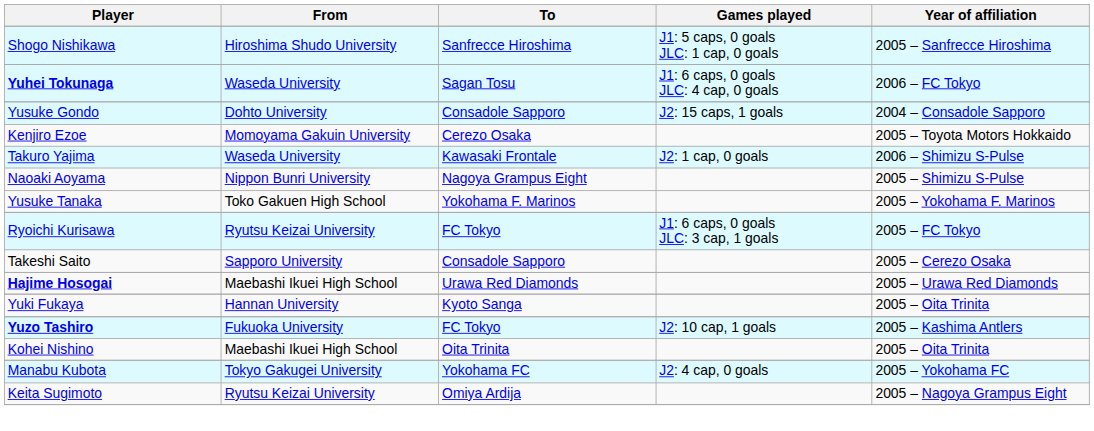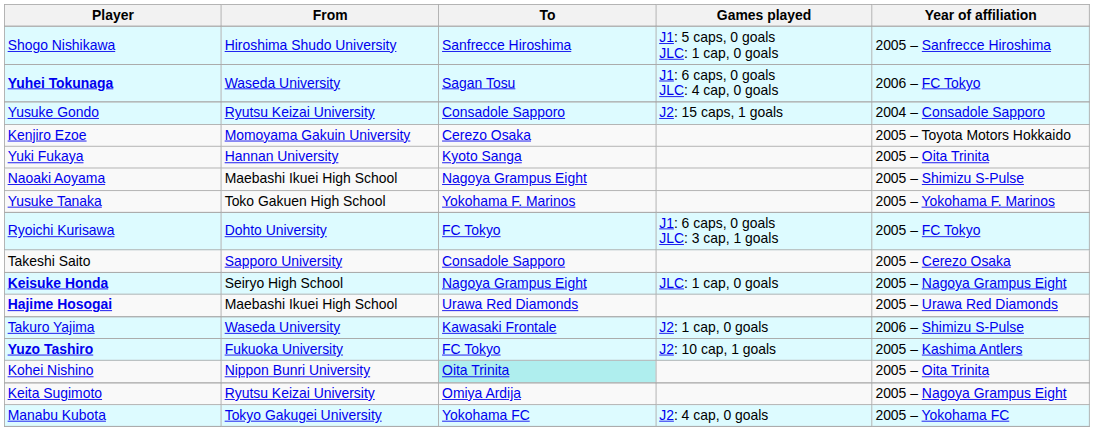(276, 113) Dohto University -> (300, 113) Ryutsu Keizai University
rows swapped: (46, 305) <-> (51, 157)
(297, 179) Nippon Bunri University -> (311, 179) Maebashi Ikuei High School
(300, 231) Ryutsu Keizai University -> (276, 231) Dohto University
+ row: (58, 283)
(311, 349) Maebashi Ikuei High School -> (297, 371) Nippon Bunri University
(476, 349) no background -> (476, 371) paleturquoise background
rows swapped: (57, 371) <-> (55, 393)
